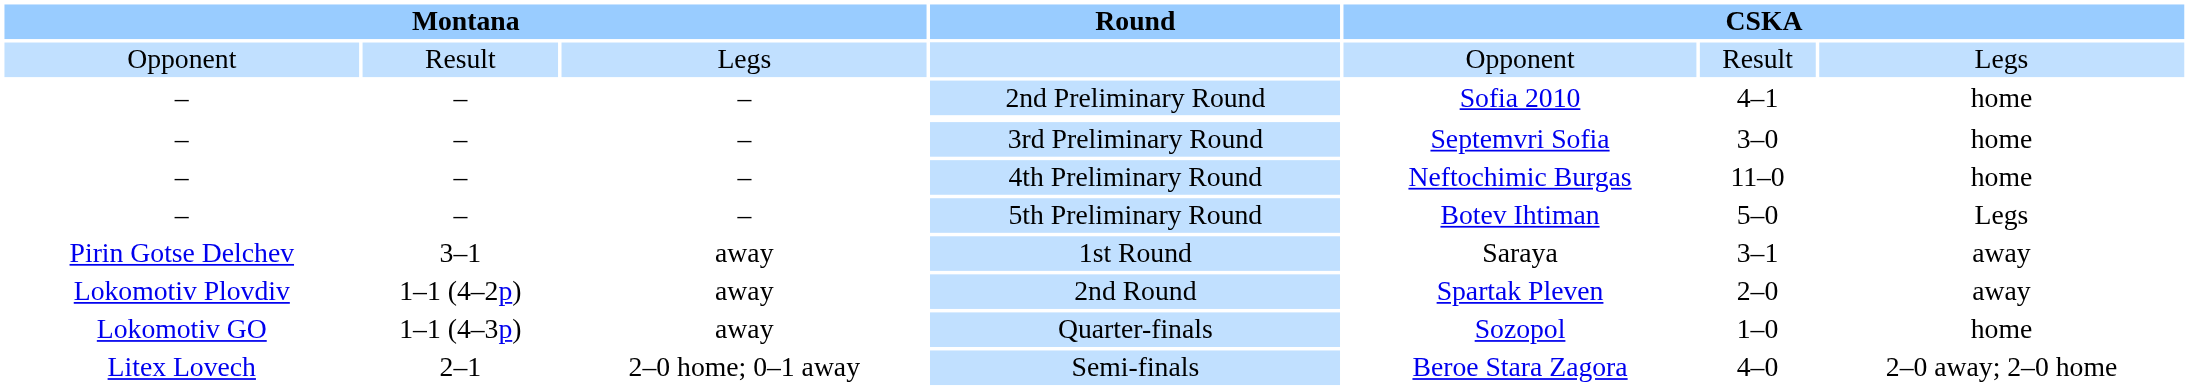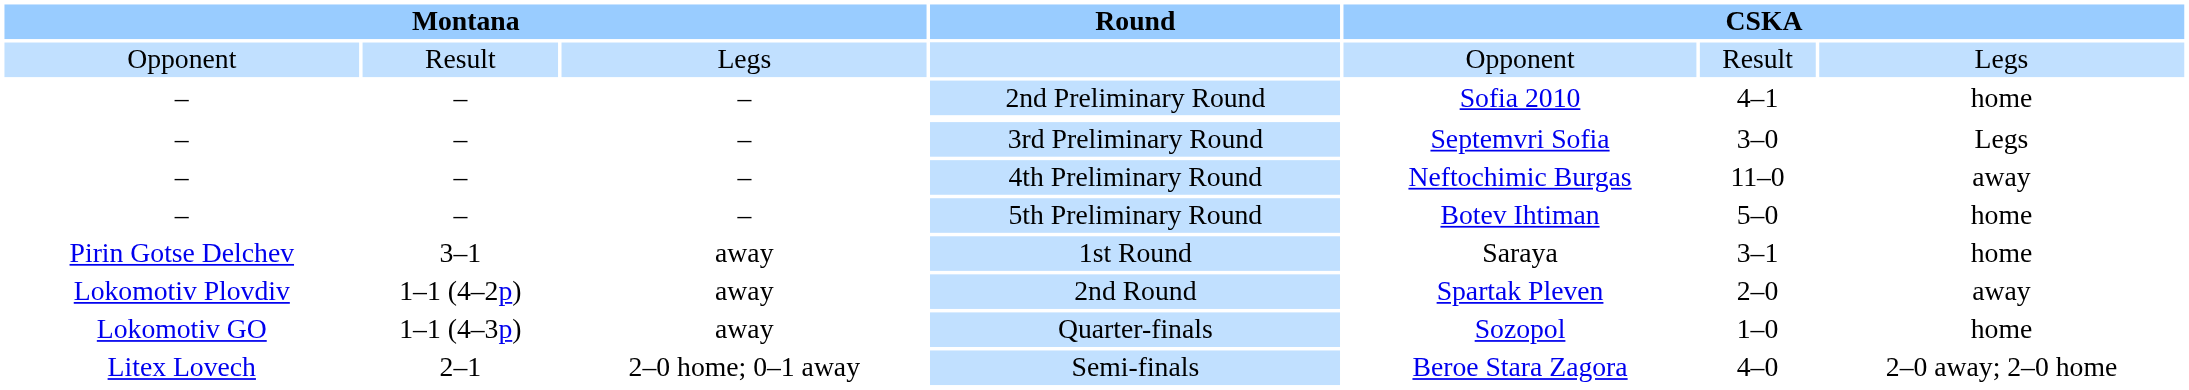(2001, 139) home -> (2001, 139) Legs
(2001, 177) home -> (2001, 177) away
(2001, 215) Legs -> (2001, 215) home
(2001, 253) away -> (2001, 253) home
